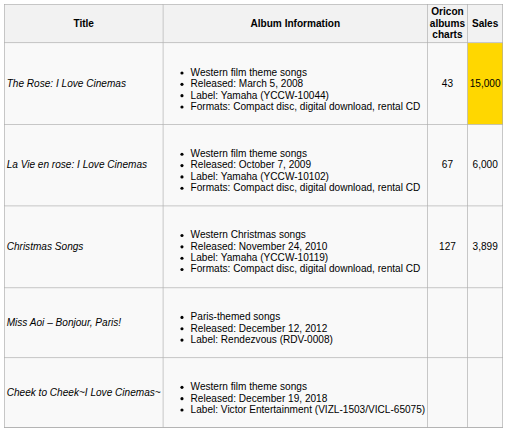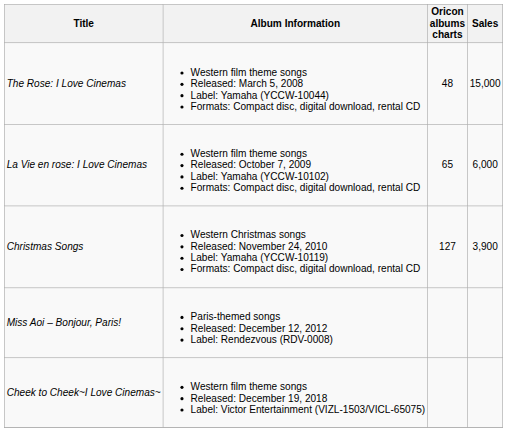(447, 83) 43 -> (447, 83) 48
(485, 83) gold background -> (485, 83) no background
(447, 165) 67 -> (447, 165) 65
(485, 246) 3,899 -> (485, 246) 3,900
